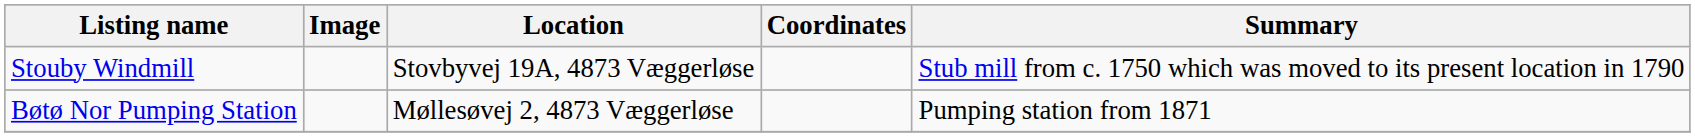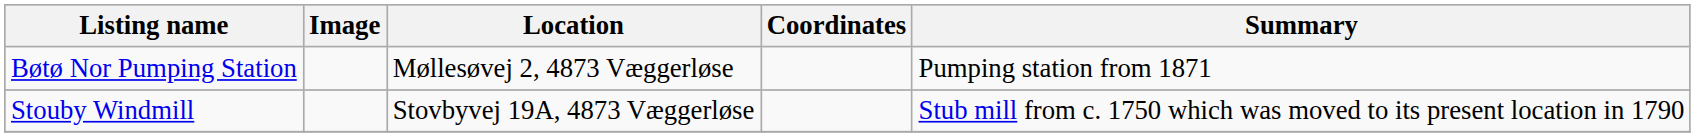rows swapped: (154, 110) <-> (103, 68)
